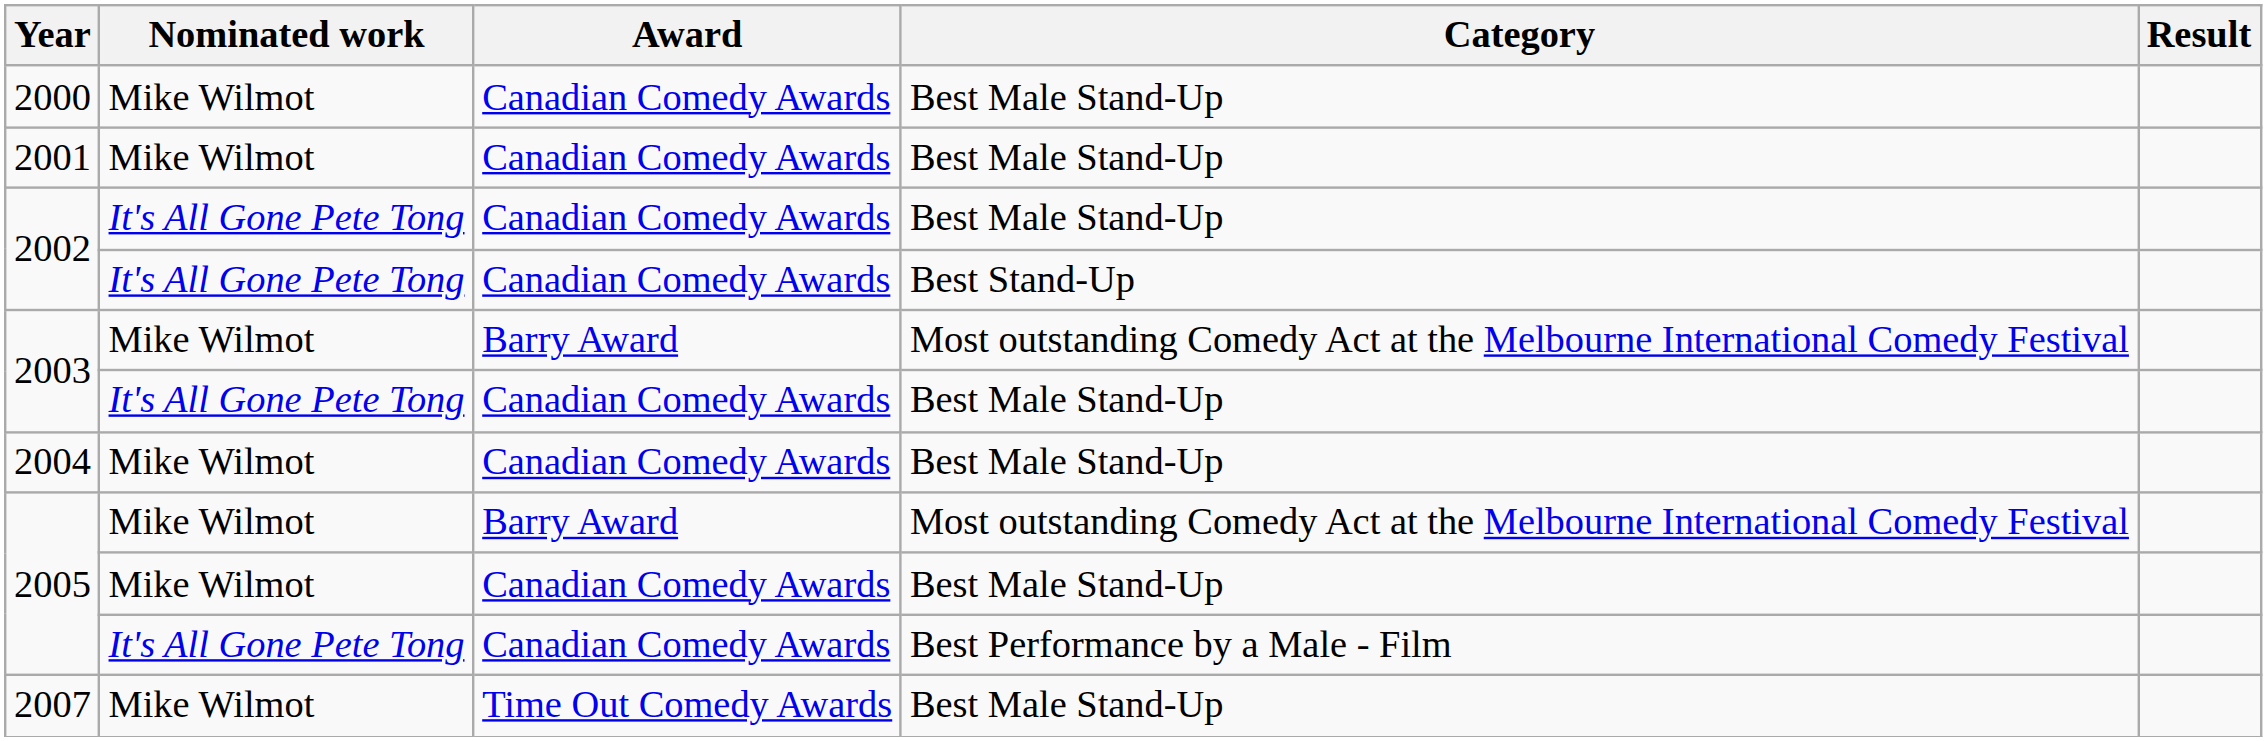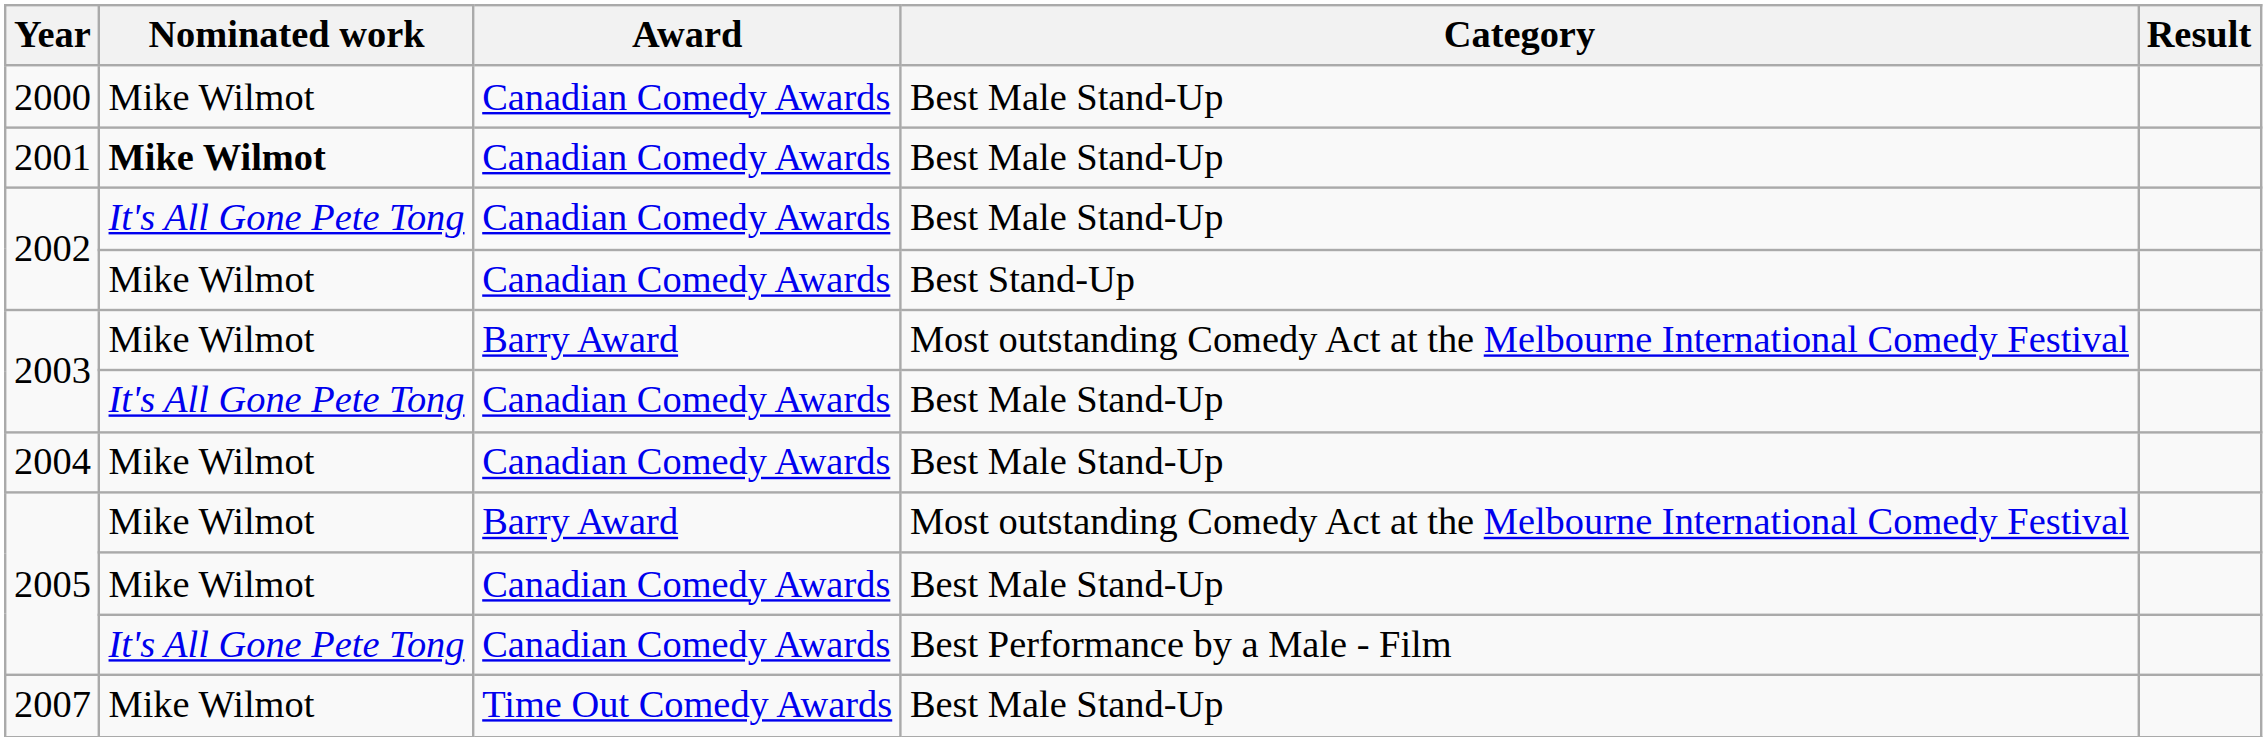(211, 156) normal -> (217, 156) bold
(287, 278) It's All Gone Pete Tong -> (211, 278) Mike Wilmot
